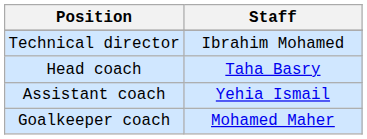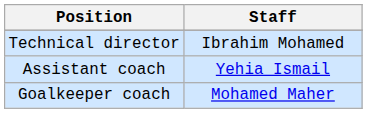- row: (94, 69)
